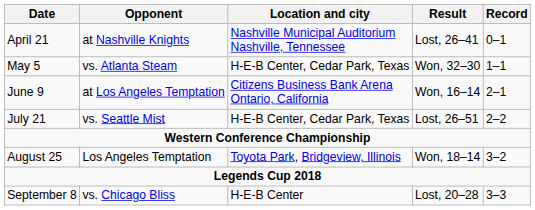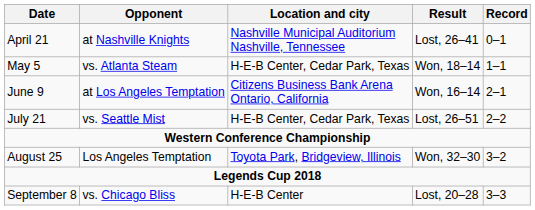(448, 66) Won, 32–30 -> (448, 66) Won, 18–14
(448, 157) Won, 18–14 -> (448, 157) Won, 32–30
